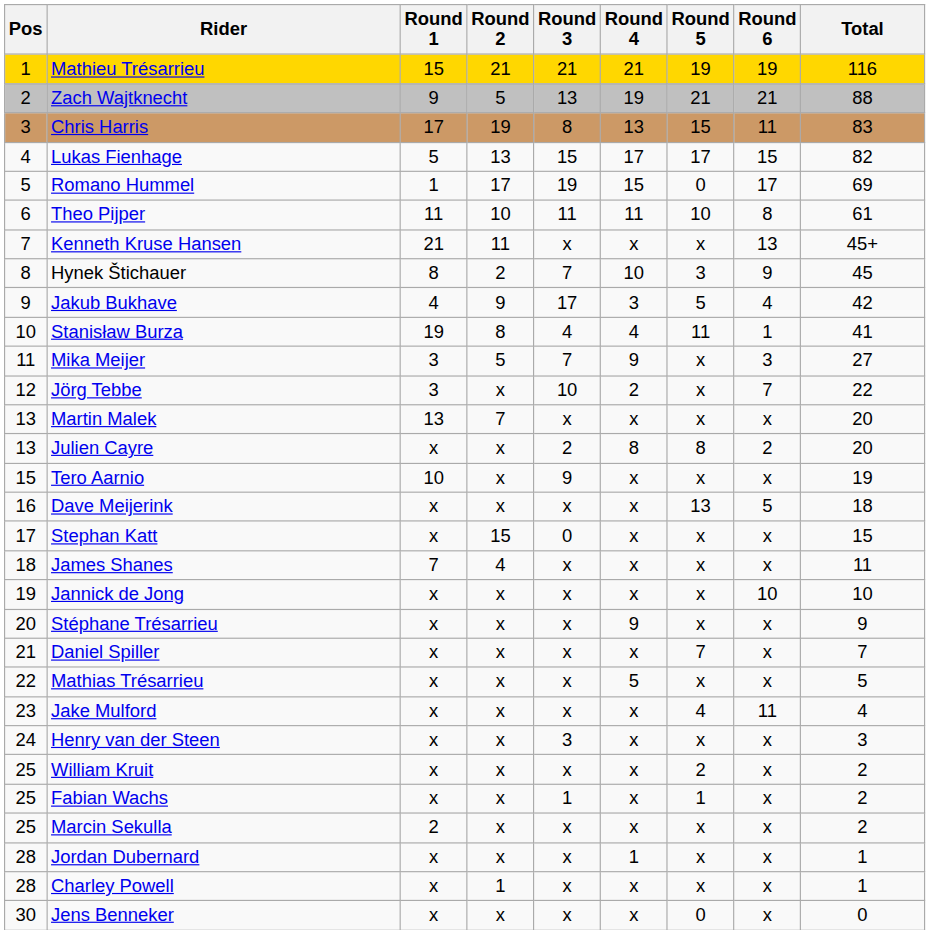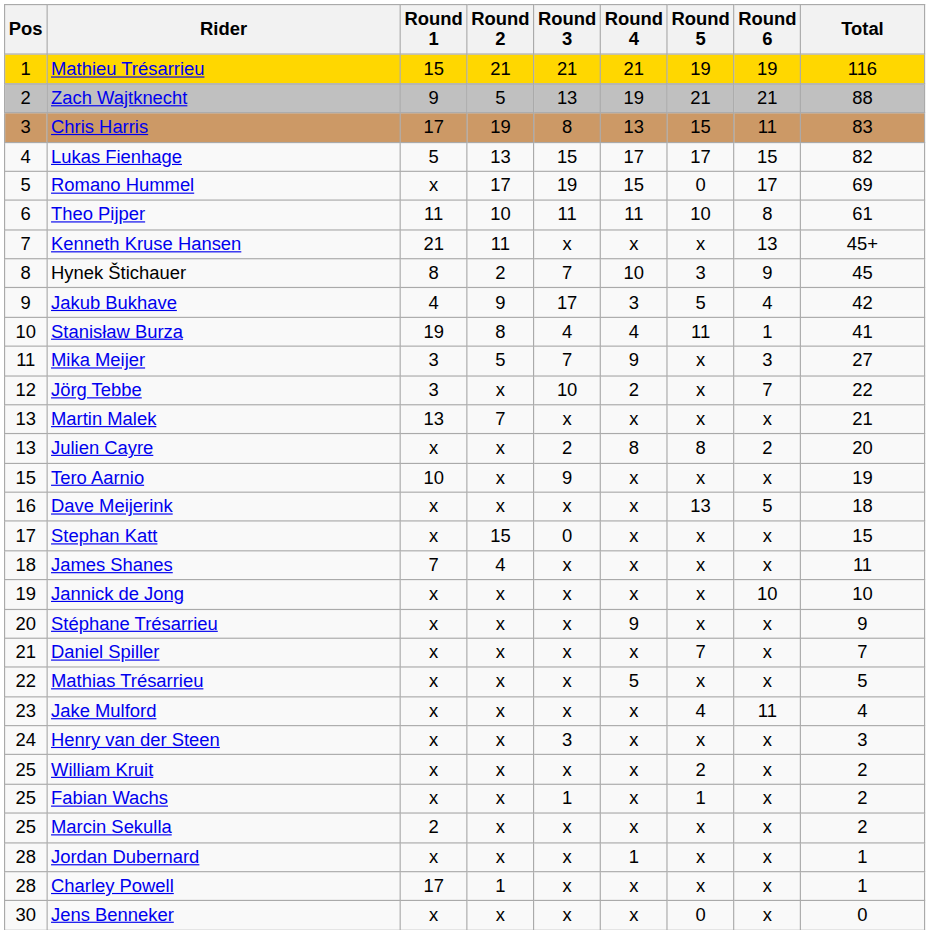(434, 185) 1 -> (434, 185) x
(862, 419) 20 -> (862, 419) 21
(434, 886) x -> (434, 886) 17
